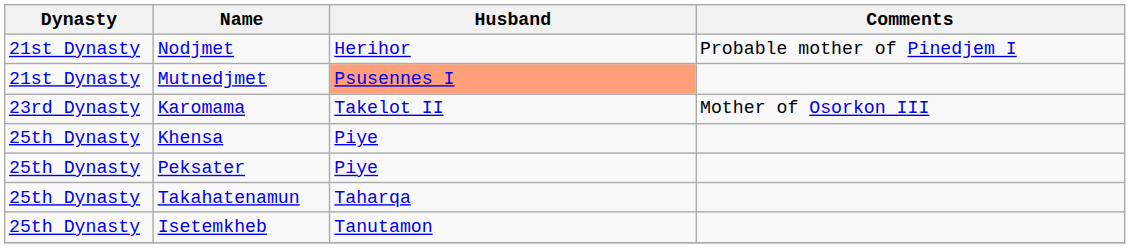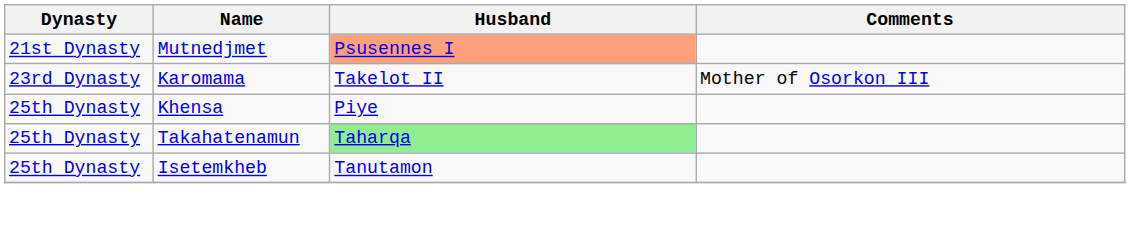- row: (196, 49)
- row: (201, 168)
(373, 198) no background -> (373, 138) lightgreen background
